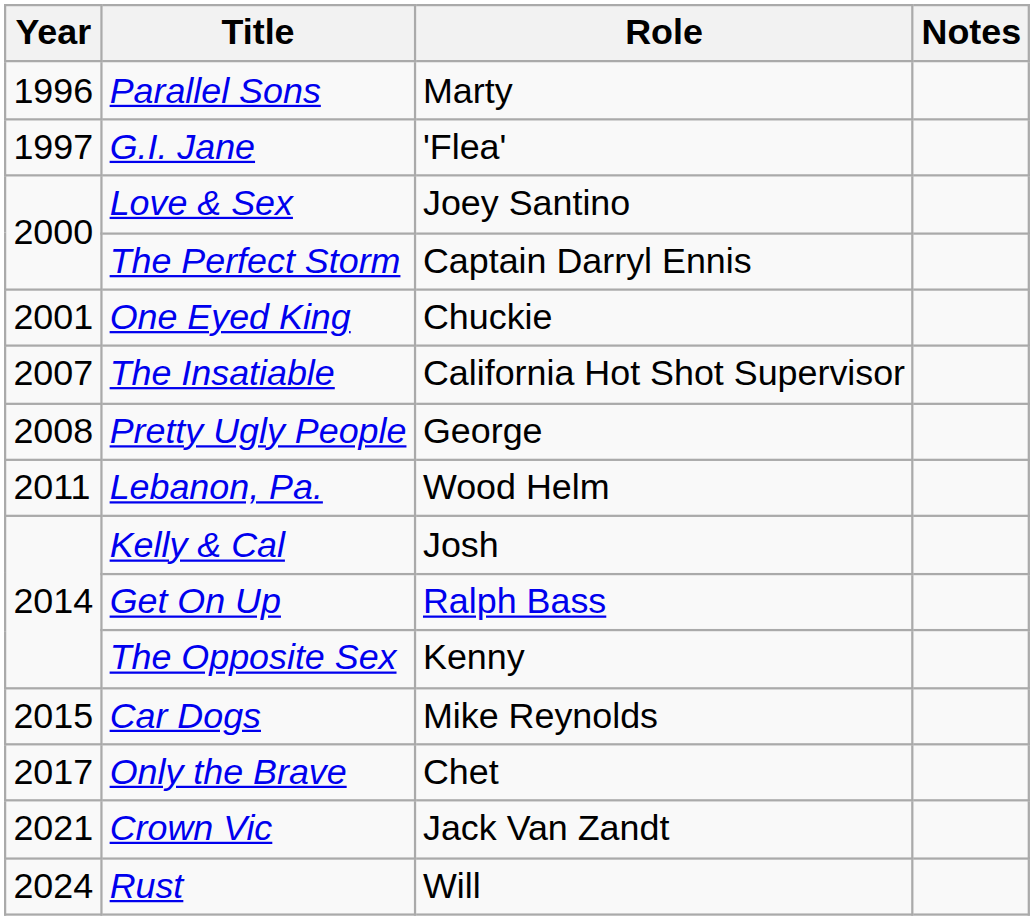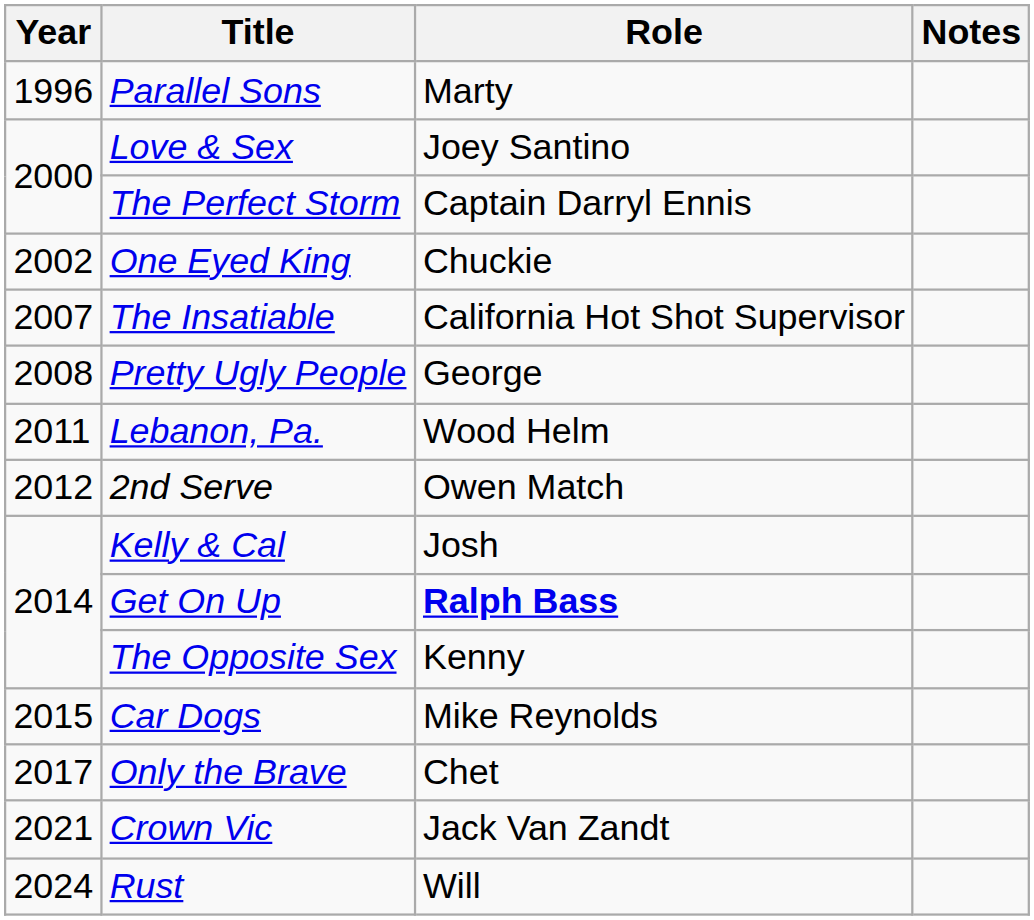- row: (182, 146)
(53, 317) 2001 -> (53, 260) 2002
+ row: (191, 487)
(515, 601) normal -> (521, 601) bold
